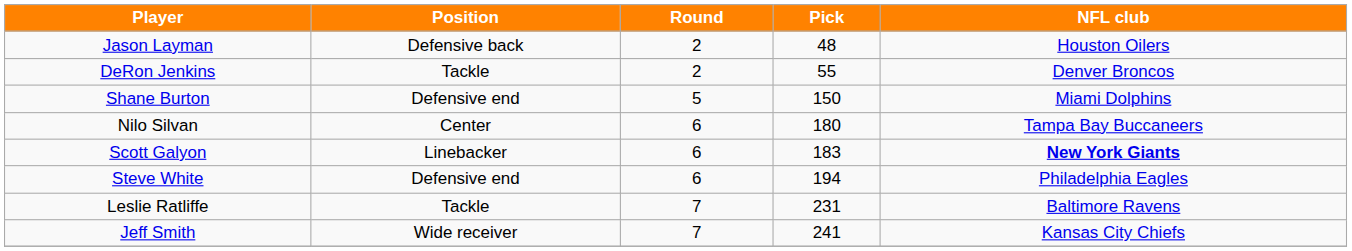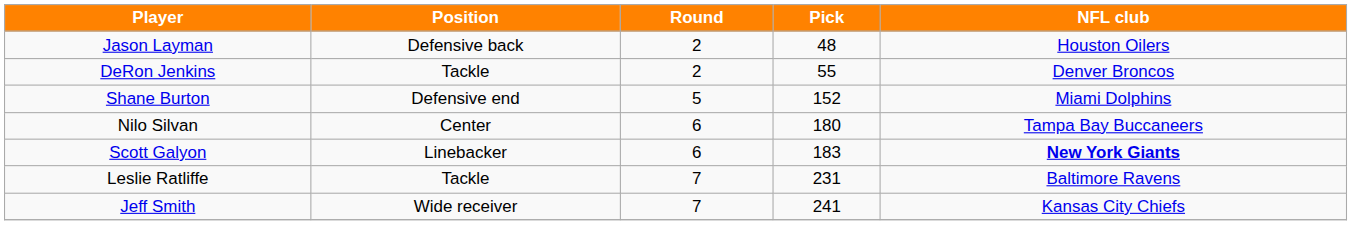(827, 98) 150 -> (827, 98) 152
- row: (158, 179)
